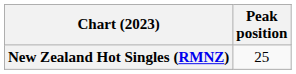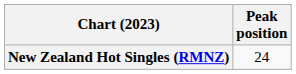(262, 57) 25 -> (262, 57) 24
